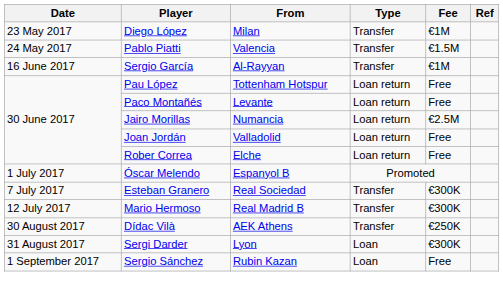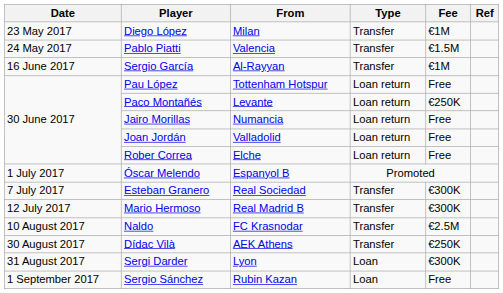(440, 102) Free -> (444, 102) €250K
(444, 119) €2.5M -> (440, 119) Free
+ row: (139, 226)
